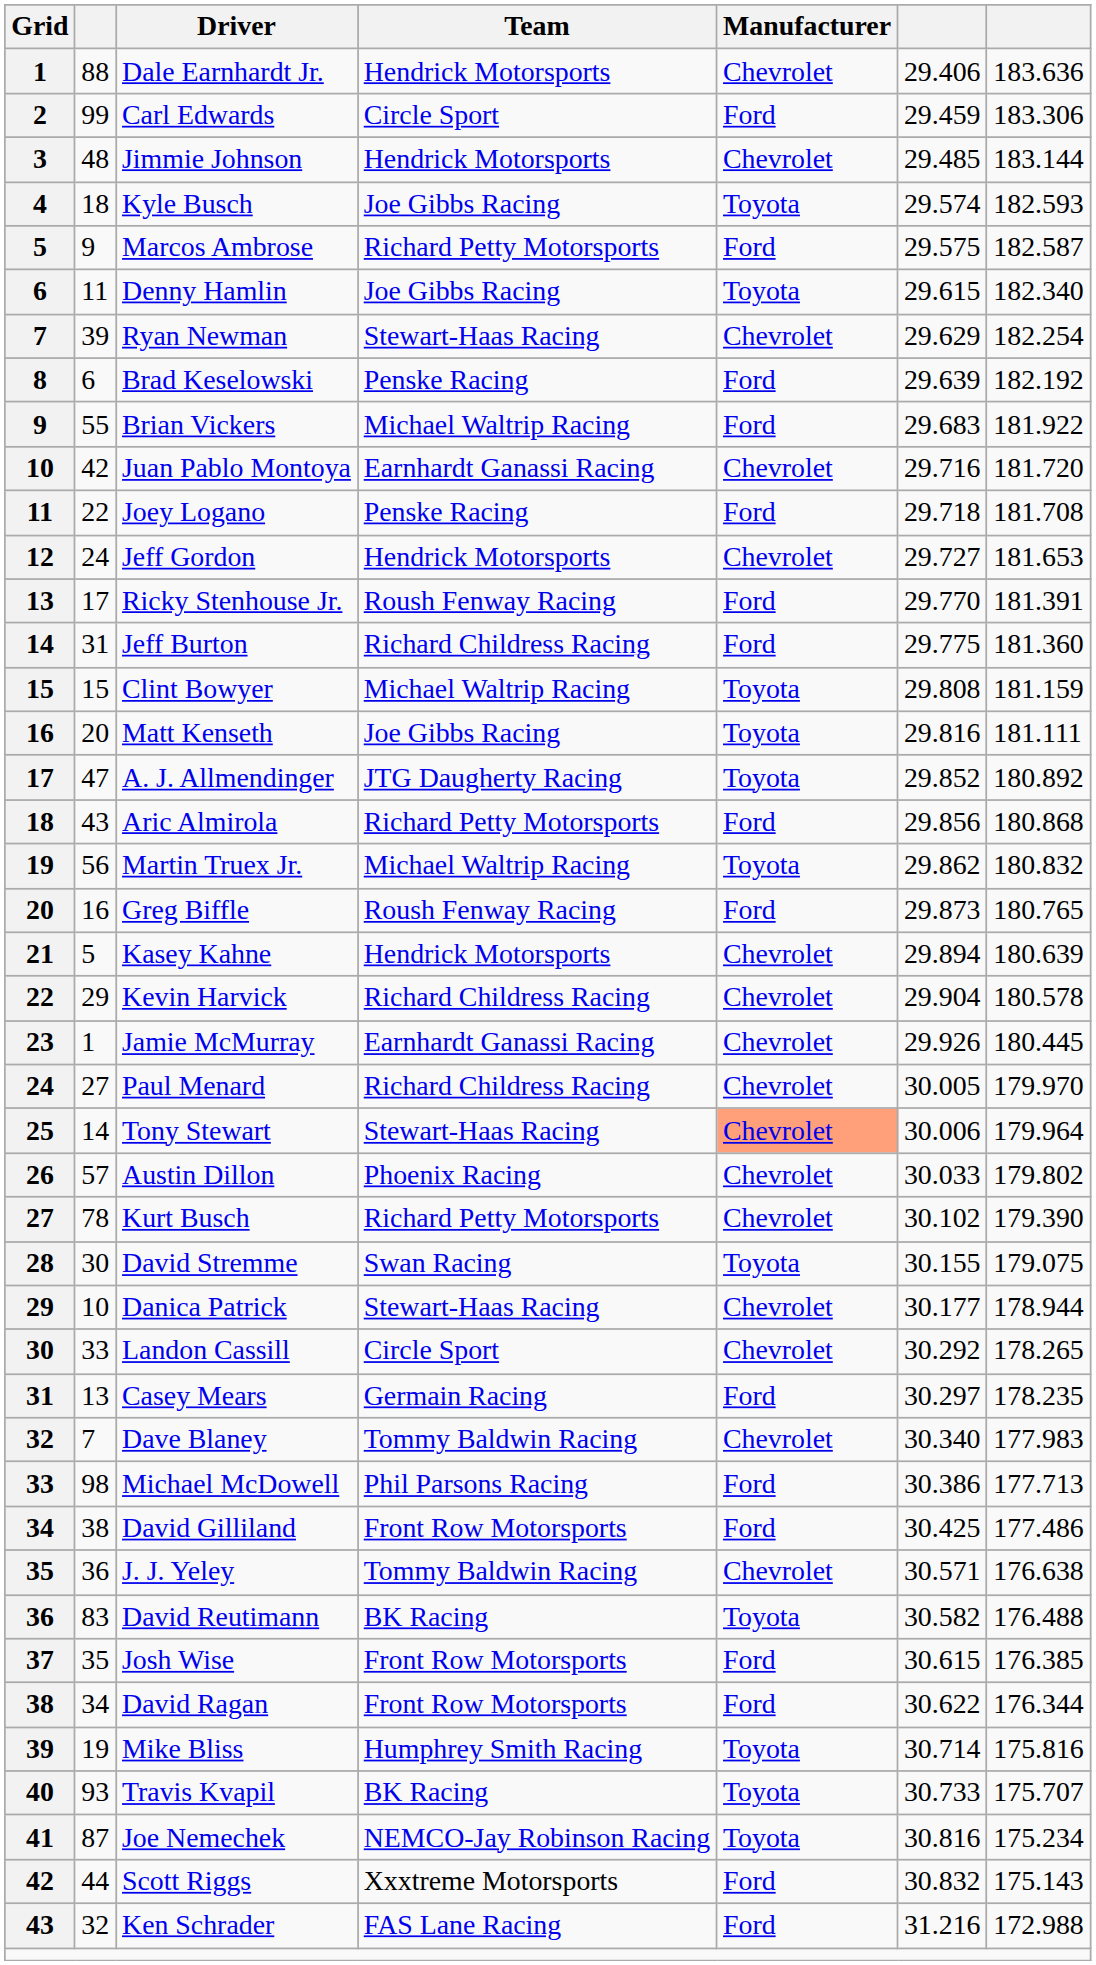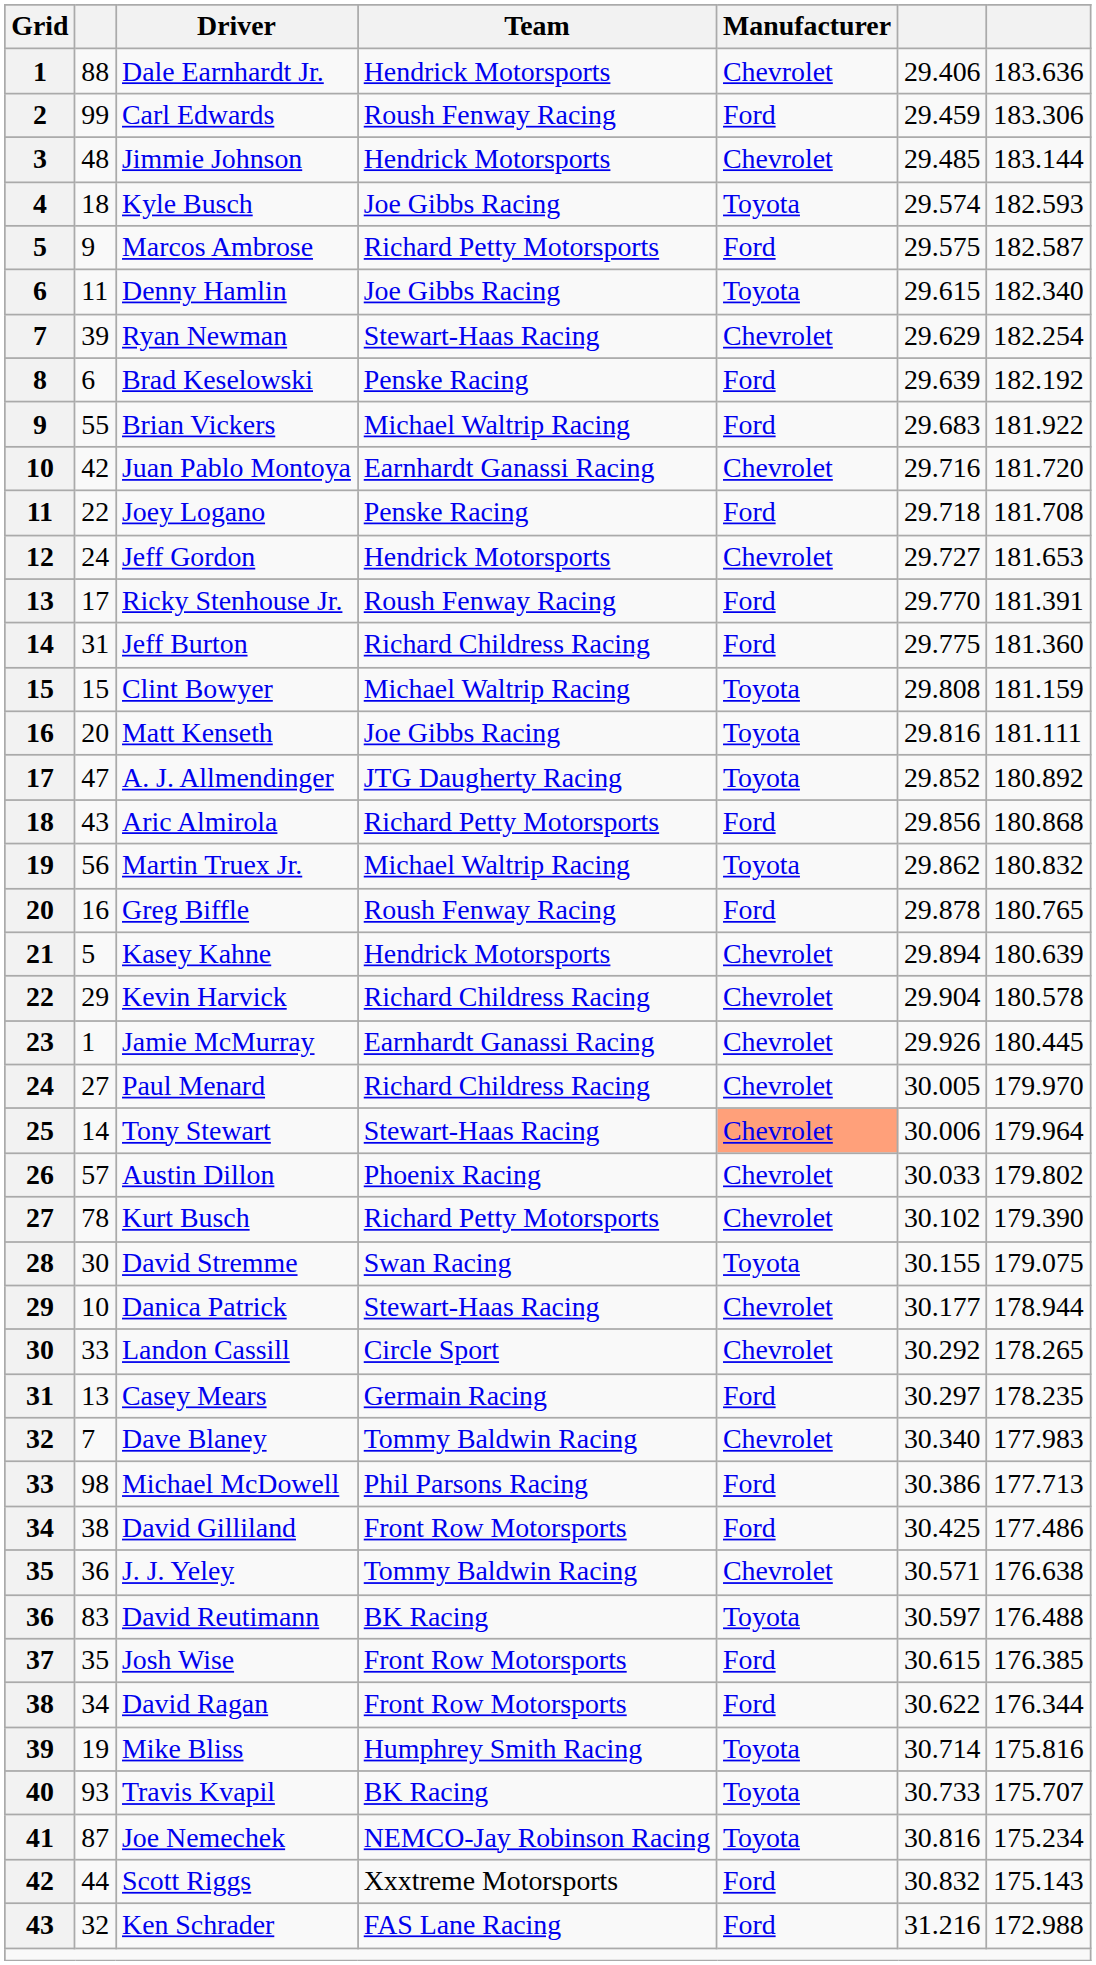(431, 114) Circle Sport -> (490, 114) Roush Fenway Racing
(942, 909) 29.873 -> (942, 909) 29.878
(942, 1616) 30.582 -> (942, 1616) 30.597
